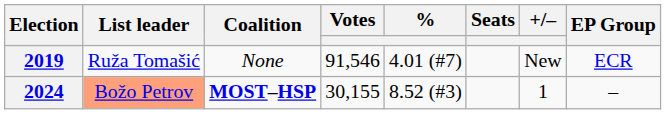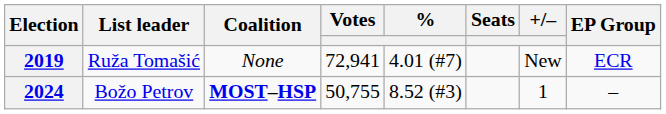(353, 60) 91,546 -> (353, 60) 72,941
(144, 92) lightsalmon background -> (144, 92) no background
(353, 92) 30,155 -> (353, 92) 50,755
